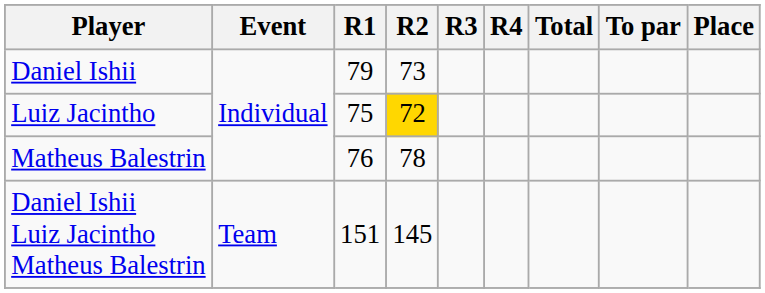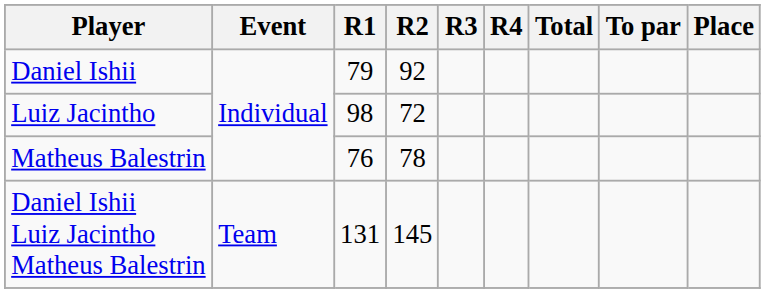(412, 70) 73 -> (412, 70) 92
(360, 114) 75 -> (360, 114) 98
(412, 114) gold background -> (412, 114) no background
(360, 234) 151 -> (360, 234) 131
